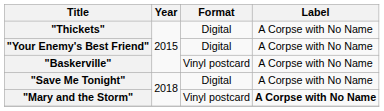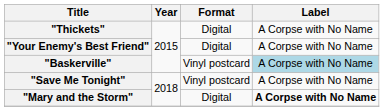(316, 64) no background -> (316, 64) lightblue background
(216, 81) Digital -> (216, 81) Vinyl postcard
(216, 98) Vinyl postcard -> (216, 98) Digital
